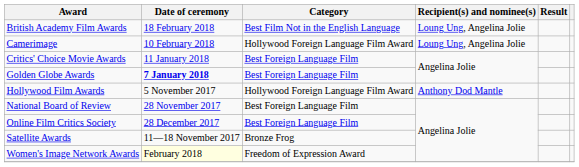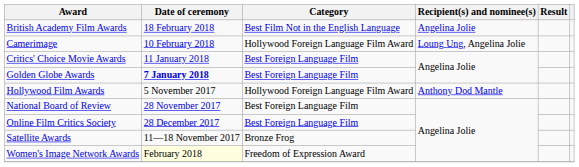(472, 28) Loung Ung, Angelina Jolie -> (447, 28) Angelina Jolie
